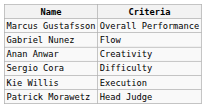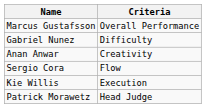(110, 40) Flow -> (126, 40) Difficulty
(126, 68) Difficulty -> (110, 68) Flow
